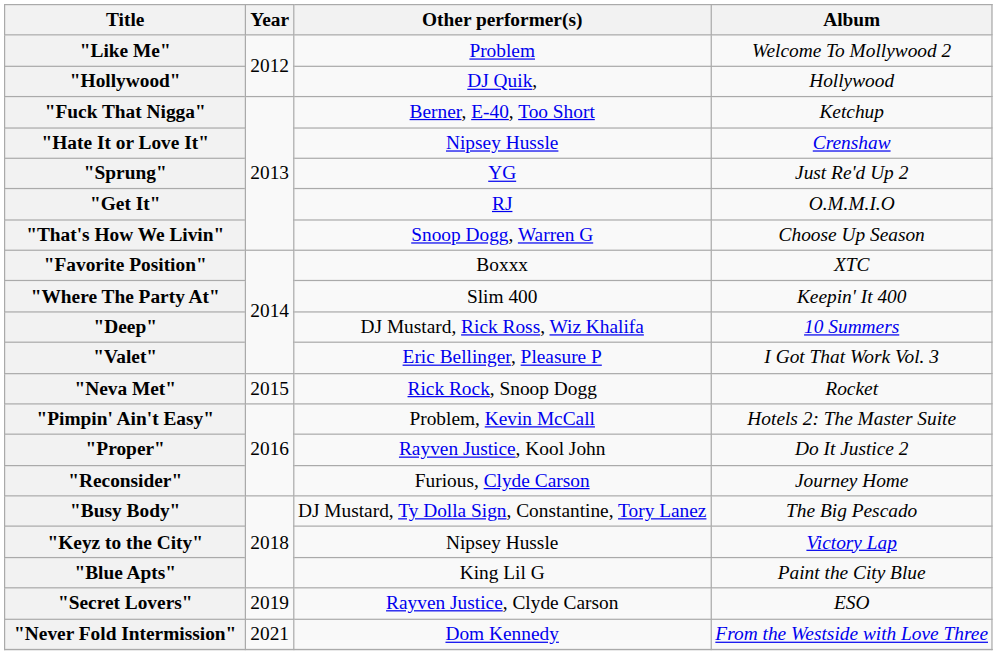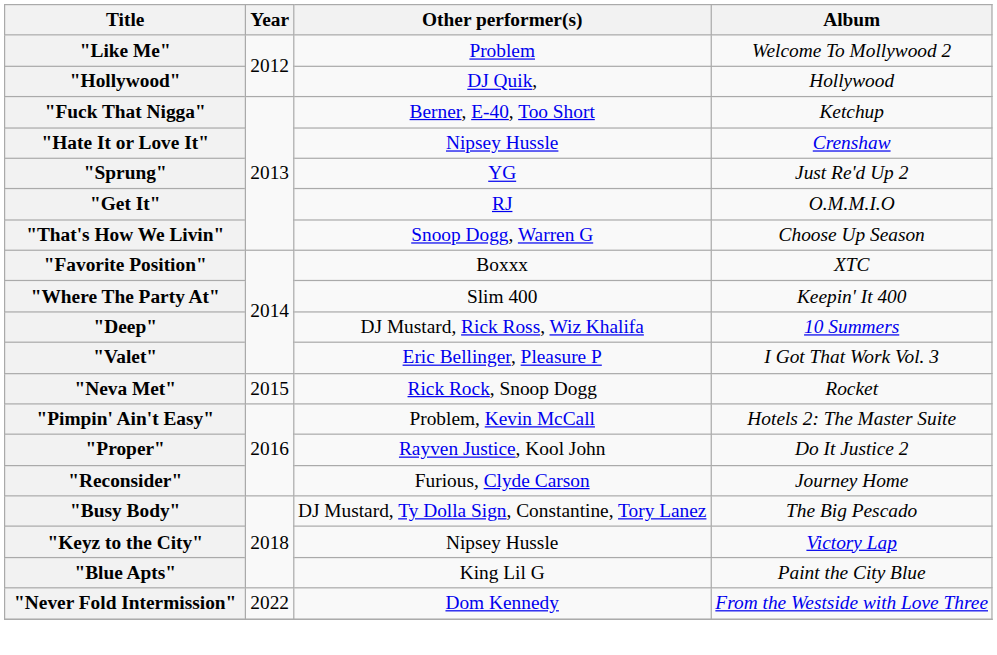- row: (125, 603)
(270, 633) 2021 -> (270, 603) 2022
